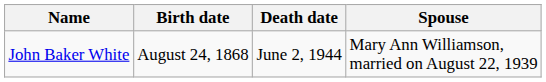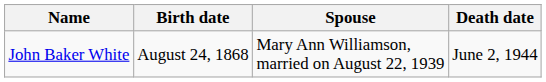columns swapped: (299, 17) <-> (444, 17)
